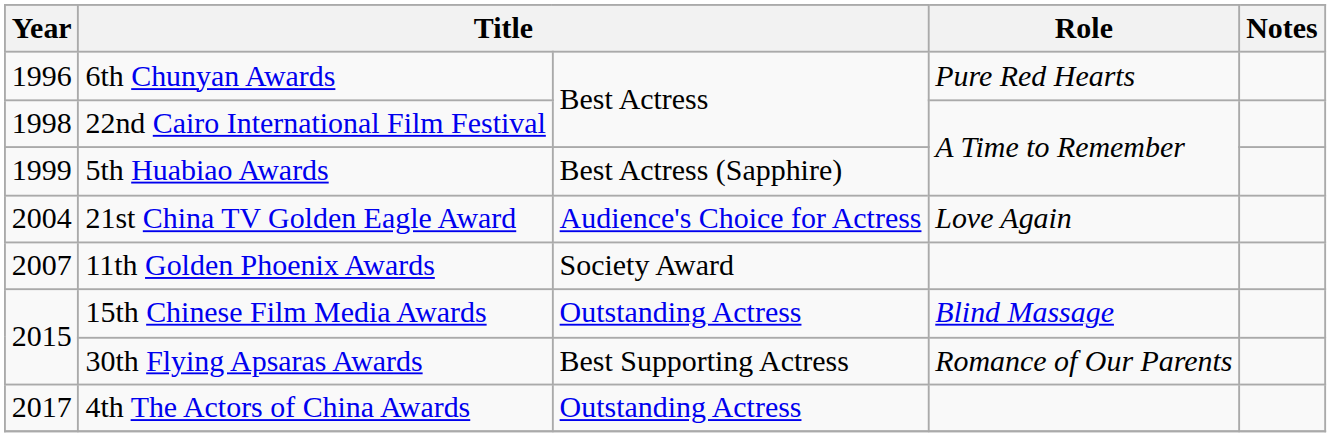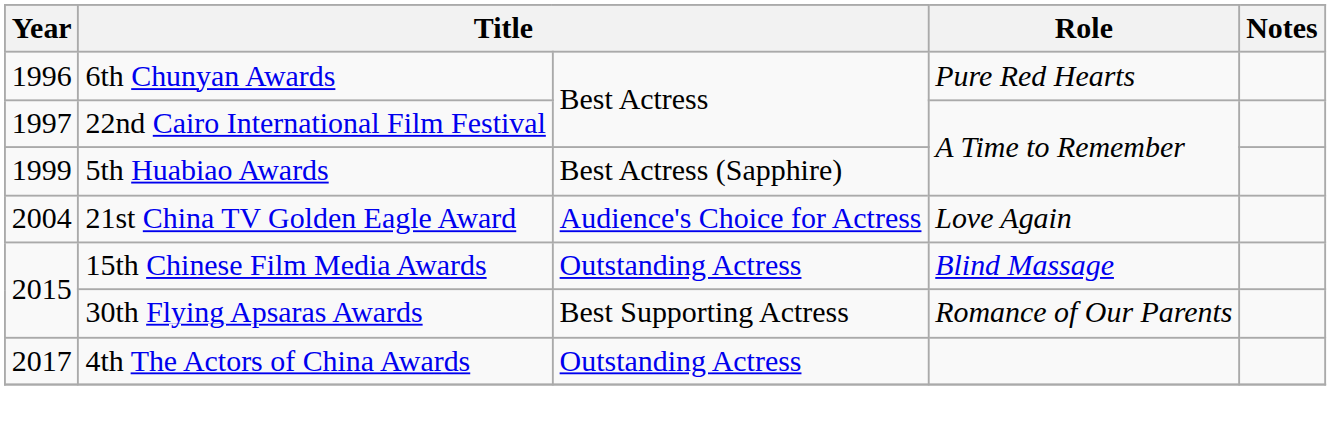(42, 123) 1998 -> (42, 123) 1997
- row: (260, 265)
